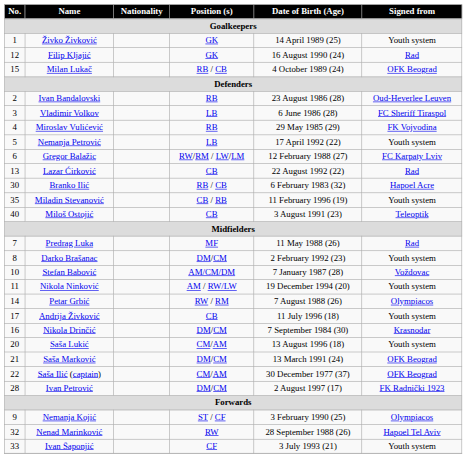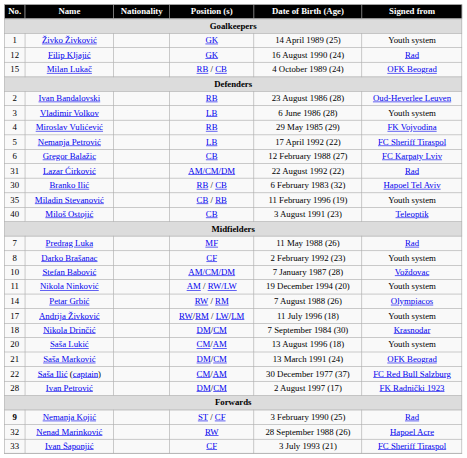(412, 113) FC Sheriff Tiraspol -> (412, 113) Youth system
(412, 142) Youth system -> (412, 142) FC Sheriff Tiraspol
(212, 157) RW/RM / LW/LM -> (212, 157) CB
(15, 171) 13 -> (15, 171) 31
(212, 171) CB -> (212, 171) AM/CM/DM
(412, 185) Hapoel Acre -> (412, 185) Hapoel Tel Aviv
(212, 258) DM/CM -> (212, 258) CF
(212, 316) CB -> (212, 316) RW/RM / LW/LM
(15, 330) 16 -> (15, 330) 18
(412, 374) OFK Beograd -> (412, 374) FC Red Bull Salzburg
(15, 417) normal -> (15, 417) bold
(412, 417) Olympiacos -> (412, 417) Rad
(412, 432) Hapoel Tel Aviv -> (412, 432) Hapoel Acre
(412, 446) Youth system -> (412, 446) FC Sheriff Tiraspol
